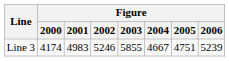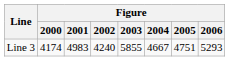(104, 47) 5246 -> (104, 47) 4240
(211, 47) 5239 -> (211, 47) 5293
